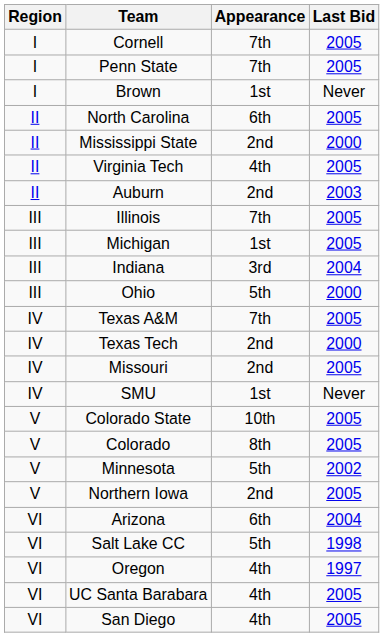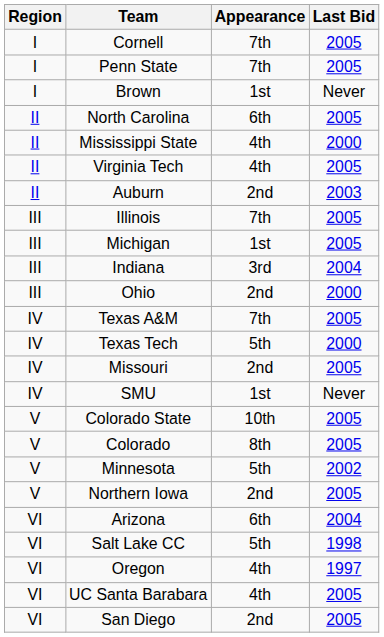(260, 142) 2nd -> (260, 142) 4th
(260, 293) 5th -> (260, 293) 2nd
(260, 343) 2nd -> (260, 343) 5th
(260, 619) 4th -> (260, 619) 2nd
